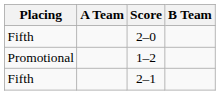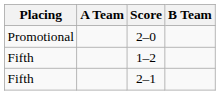(21, 36) Fifth -> (41, 36) Promotional
(41, 57) Promotional -> (21, 57) Fifth
